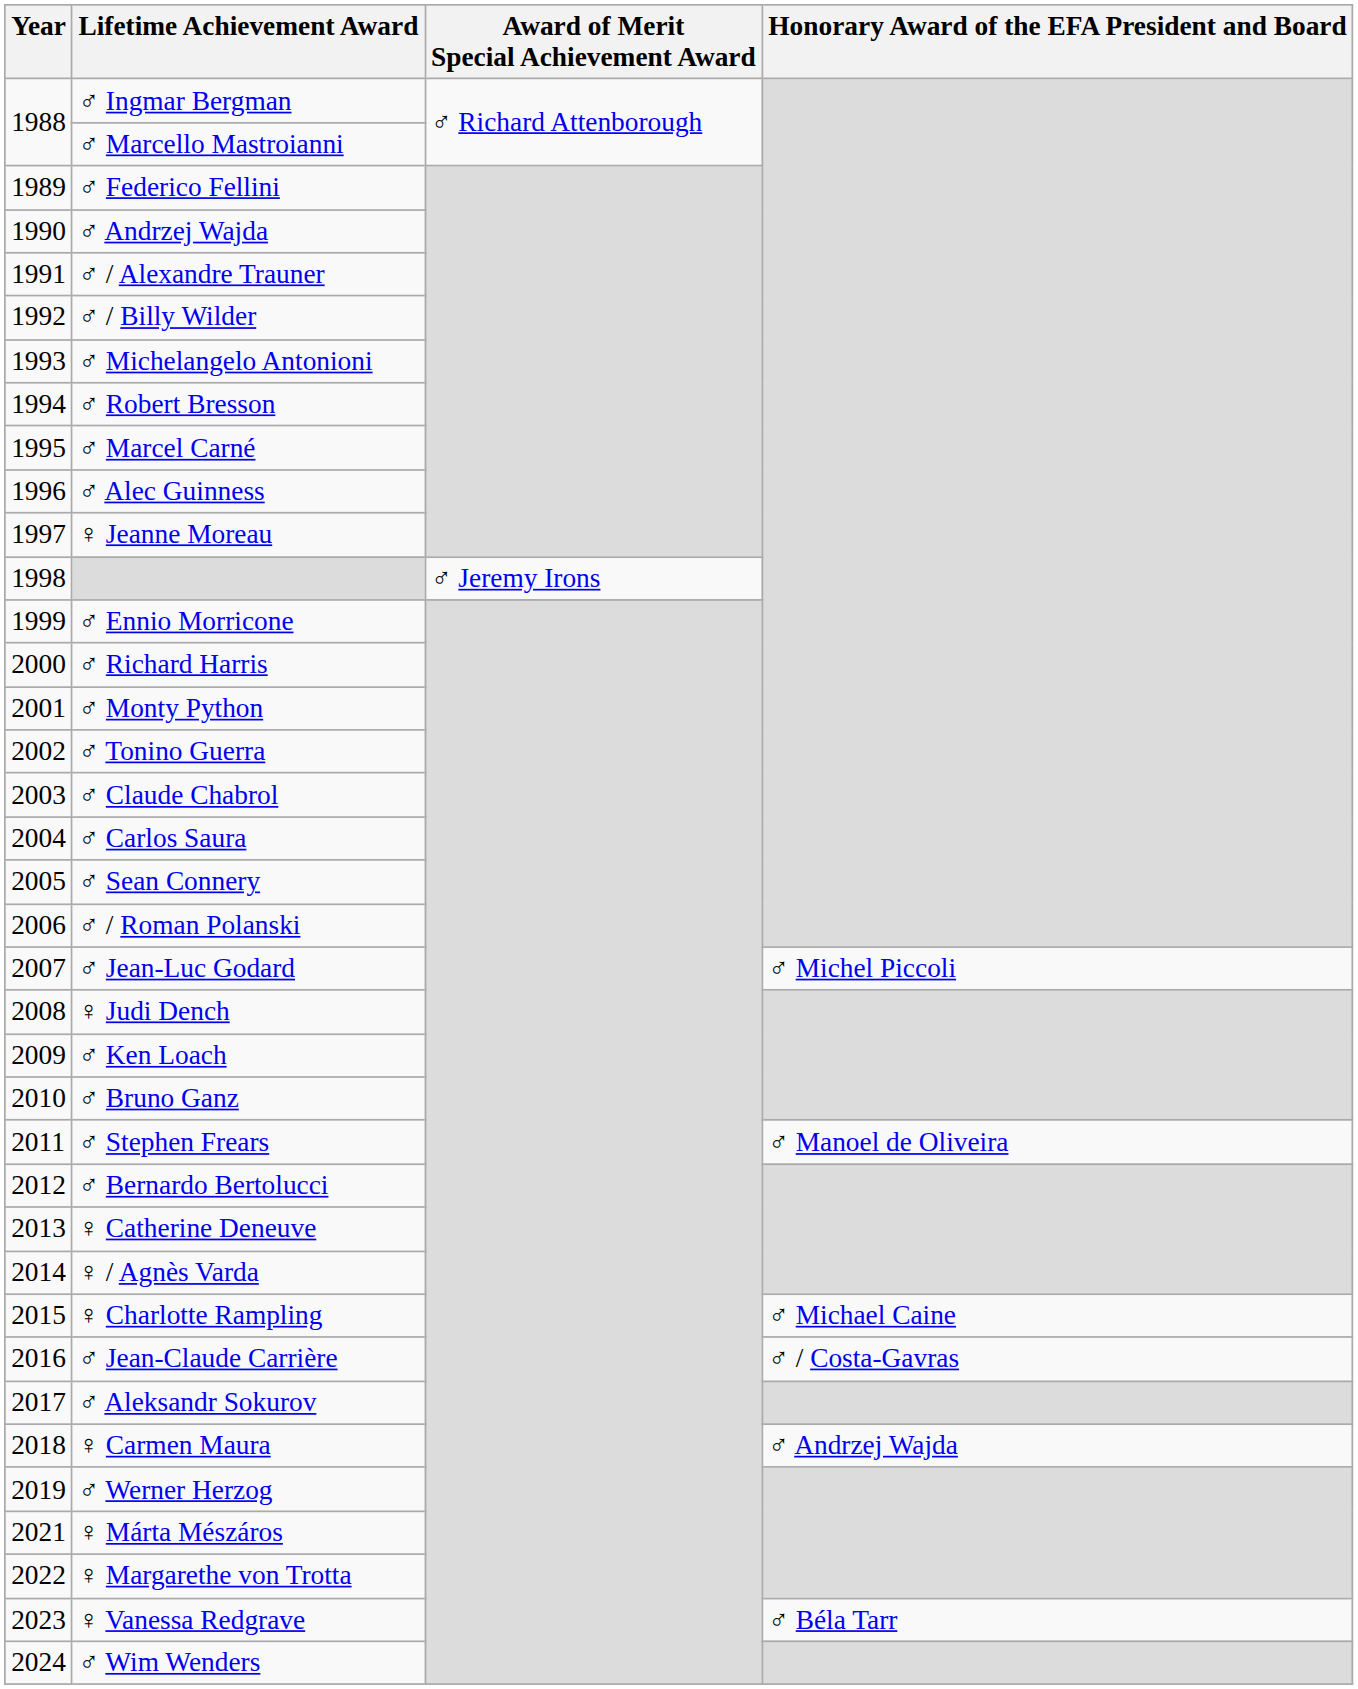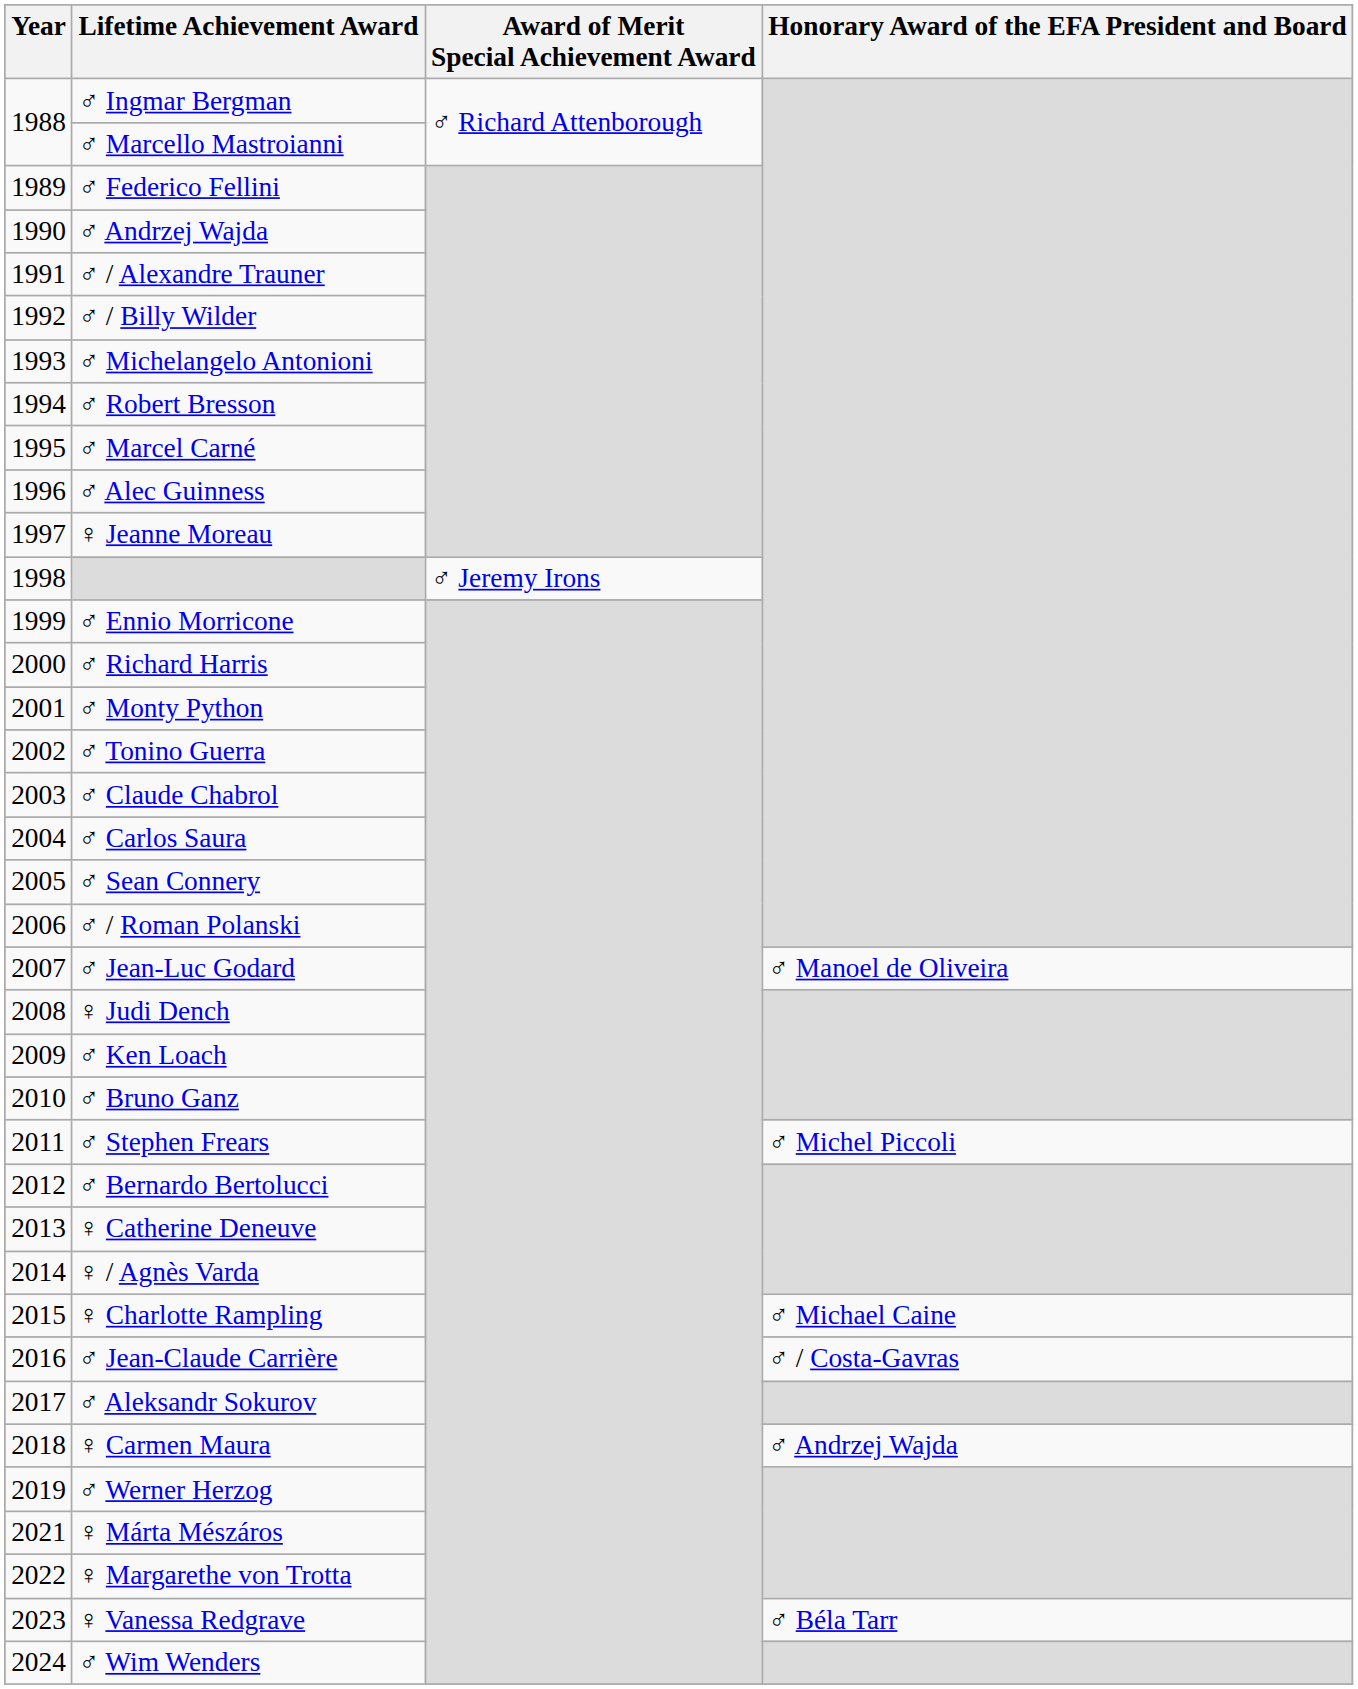(862, 968) ♂ Michel Piccoli -> (888, 968) ♂ Manoel de Oliveira
(888, 1141) ♂ Manoel de Oliveira -> (862, 1141) ♂ Michel Piccoli
